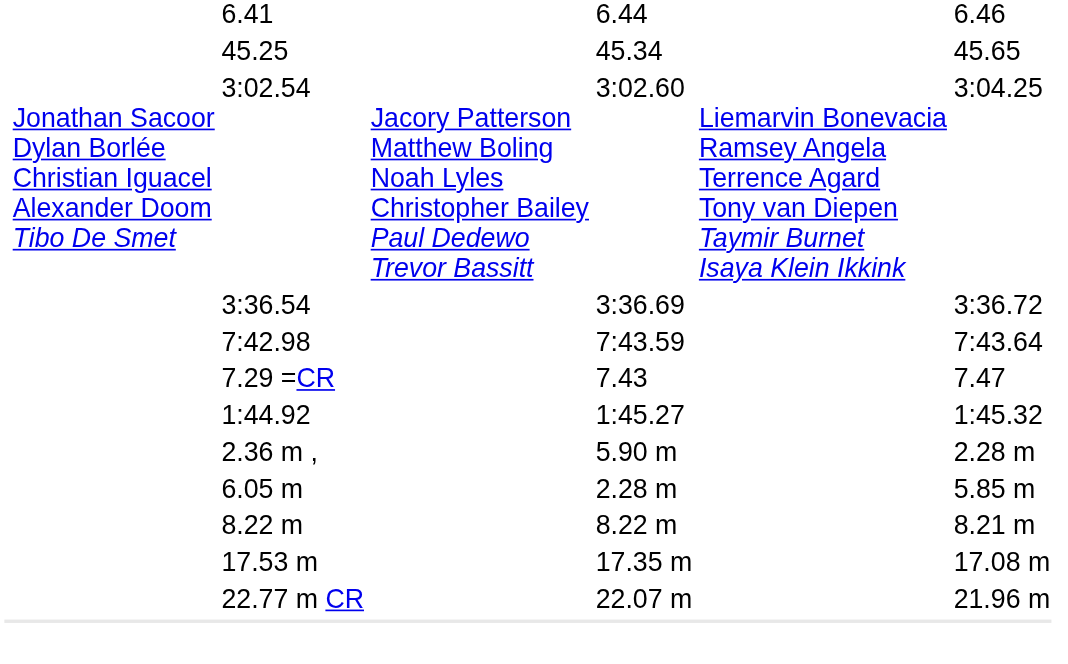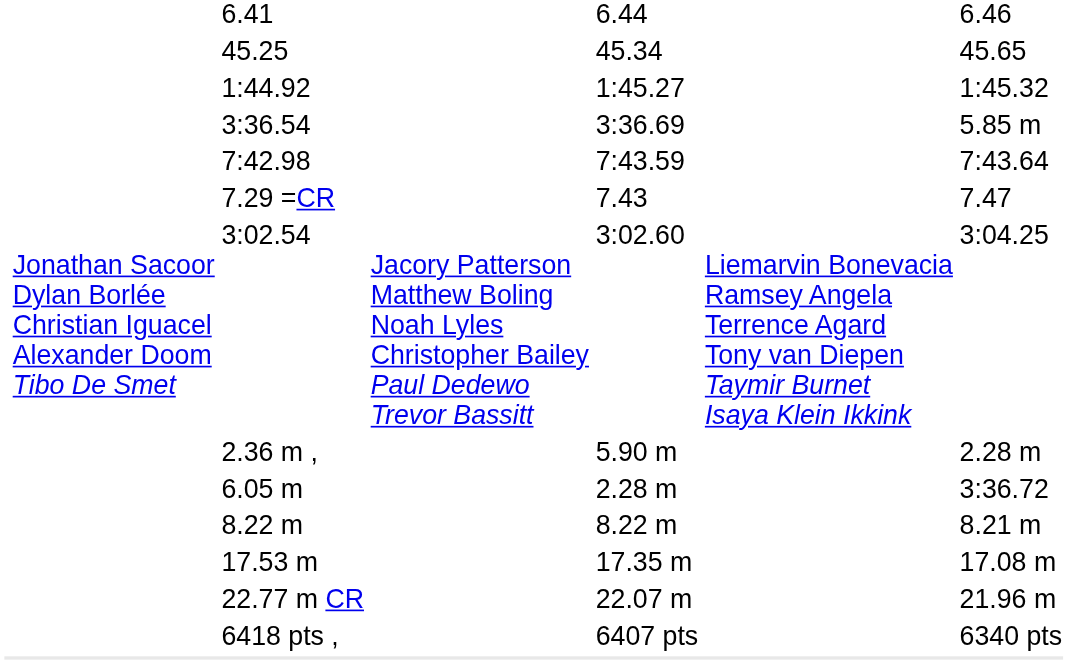rows swapped: (266, 415) <-> (266, 88)
(998, 305) 3:36.72 -> (1000, 124) 5.85 m
(994, 488) 5.85 m -> (1004, 488) 3:36.72
+ row: (280, 635)
